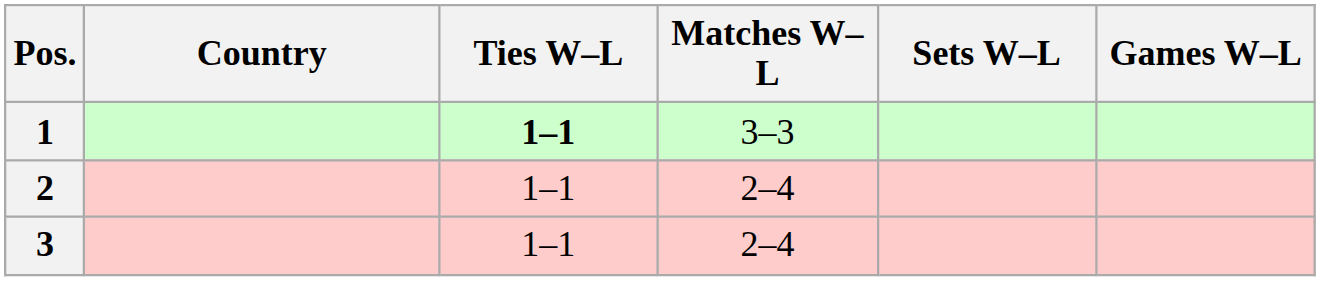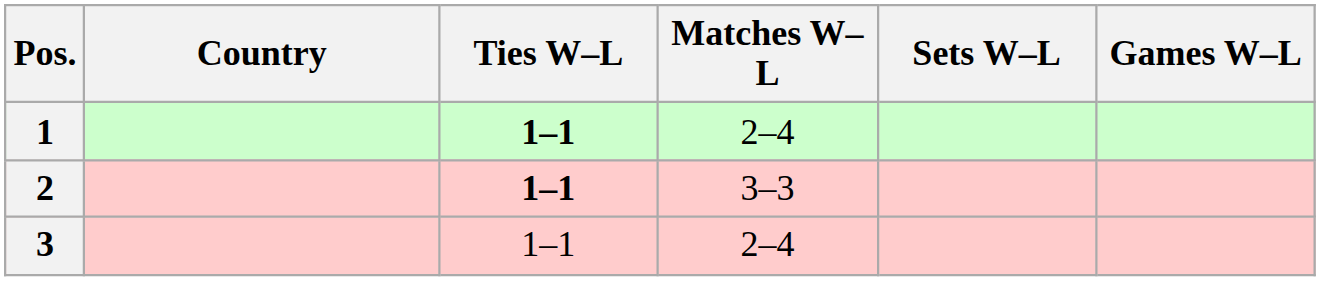(767, 130) 3–3 -> (767, 130) 2–4
(548, 187) normal -> (548, 187) bold
(767, 187) 2–4 -> (767, 187) 3–3
